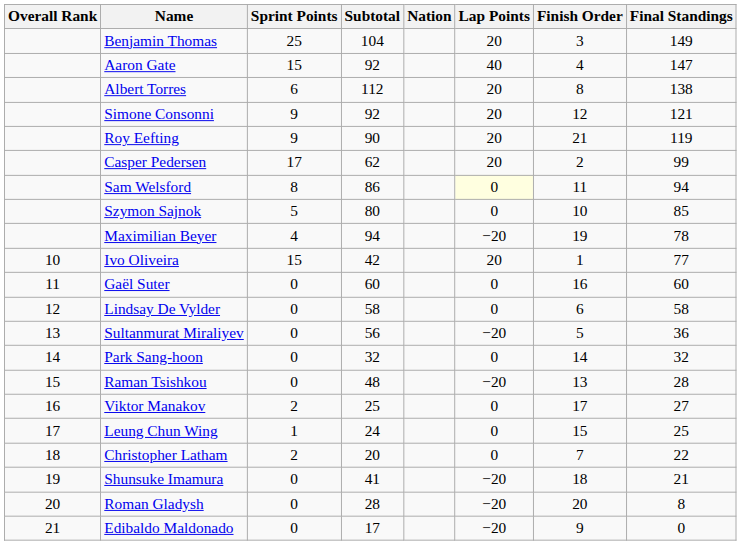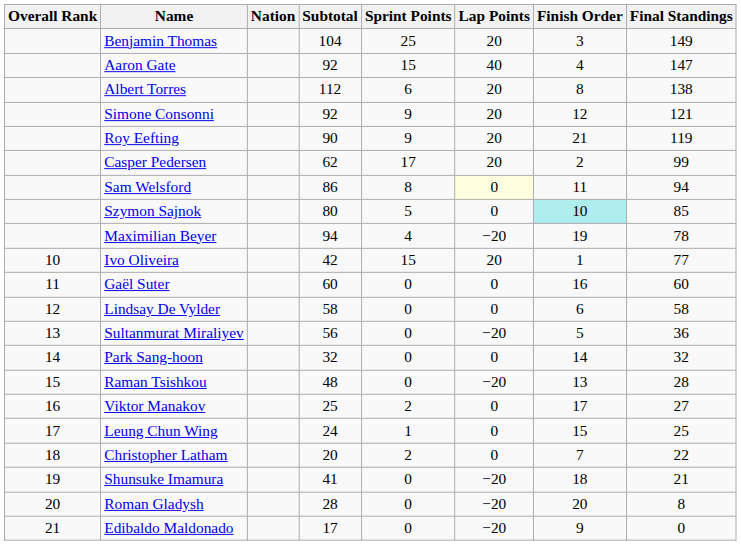columns swapped: (429, 16) <-> (294, 16)
(580, 211) no background -> (580, 211) paleturquoise background
